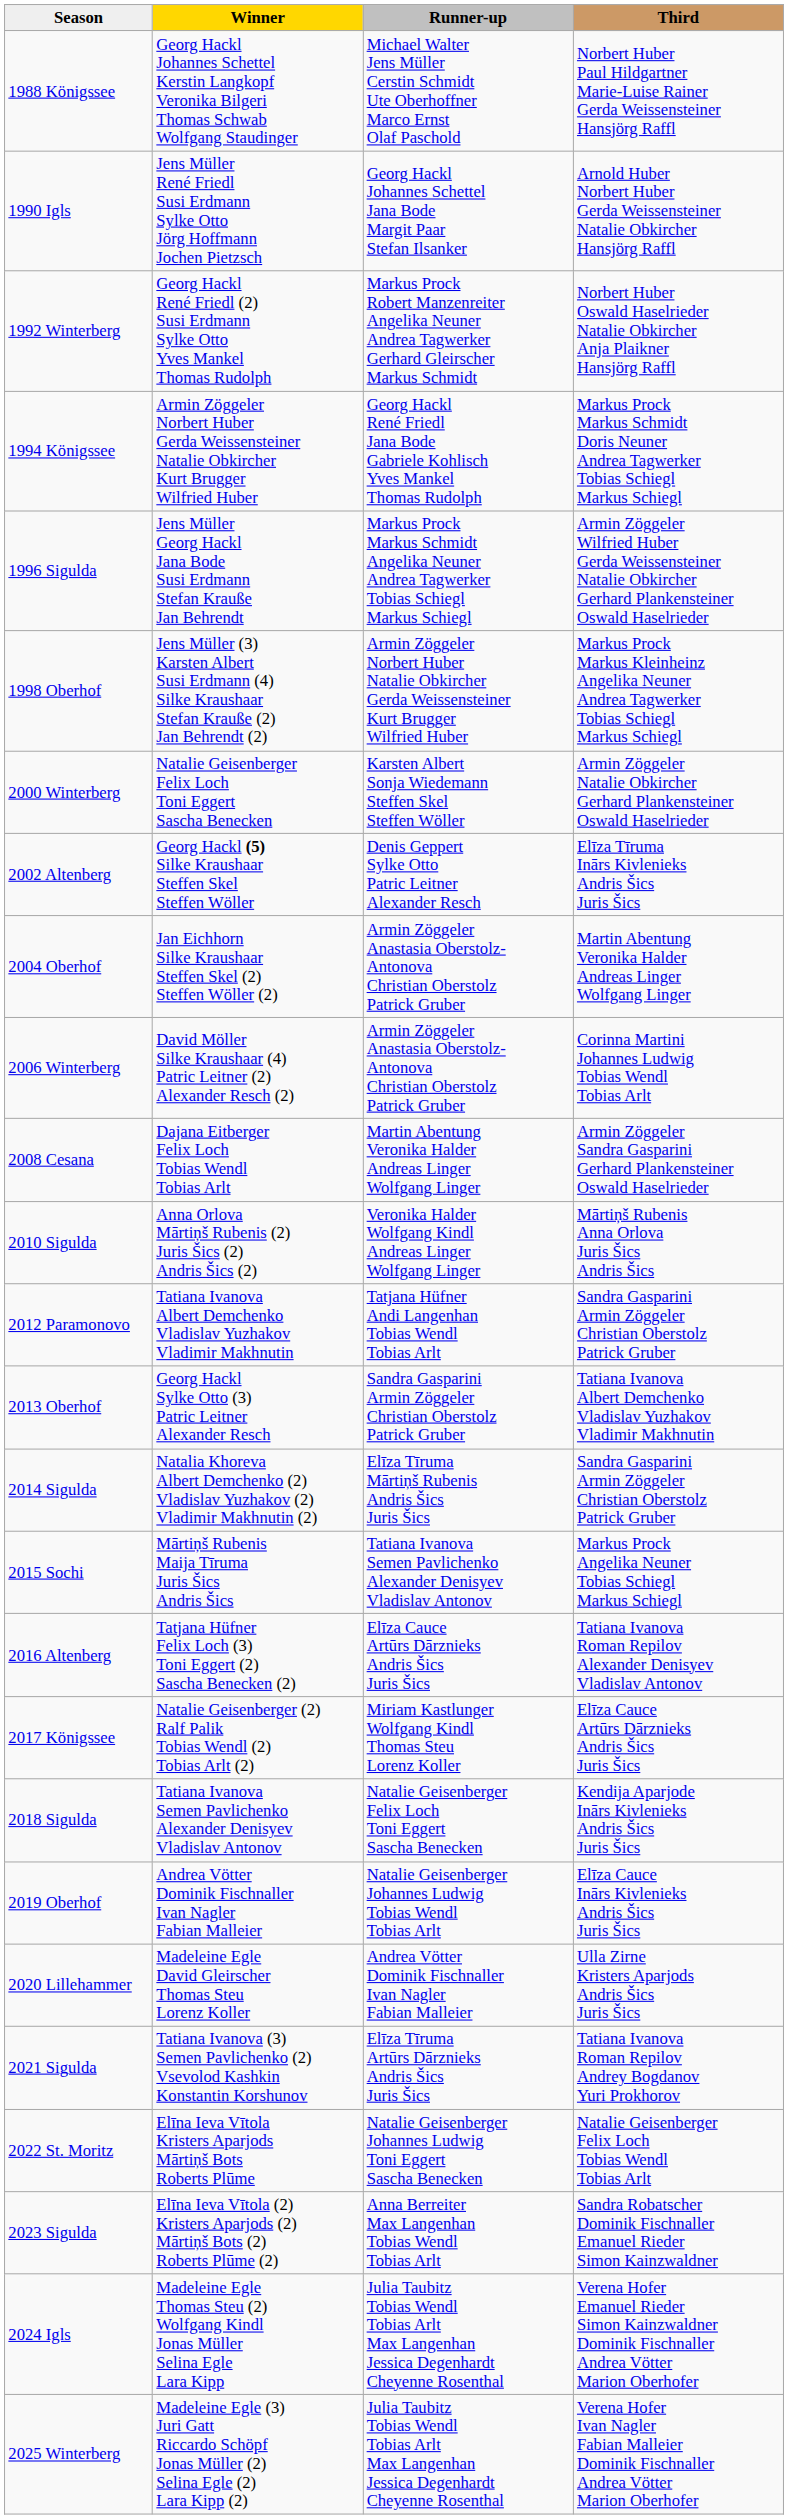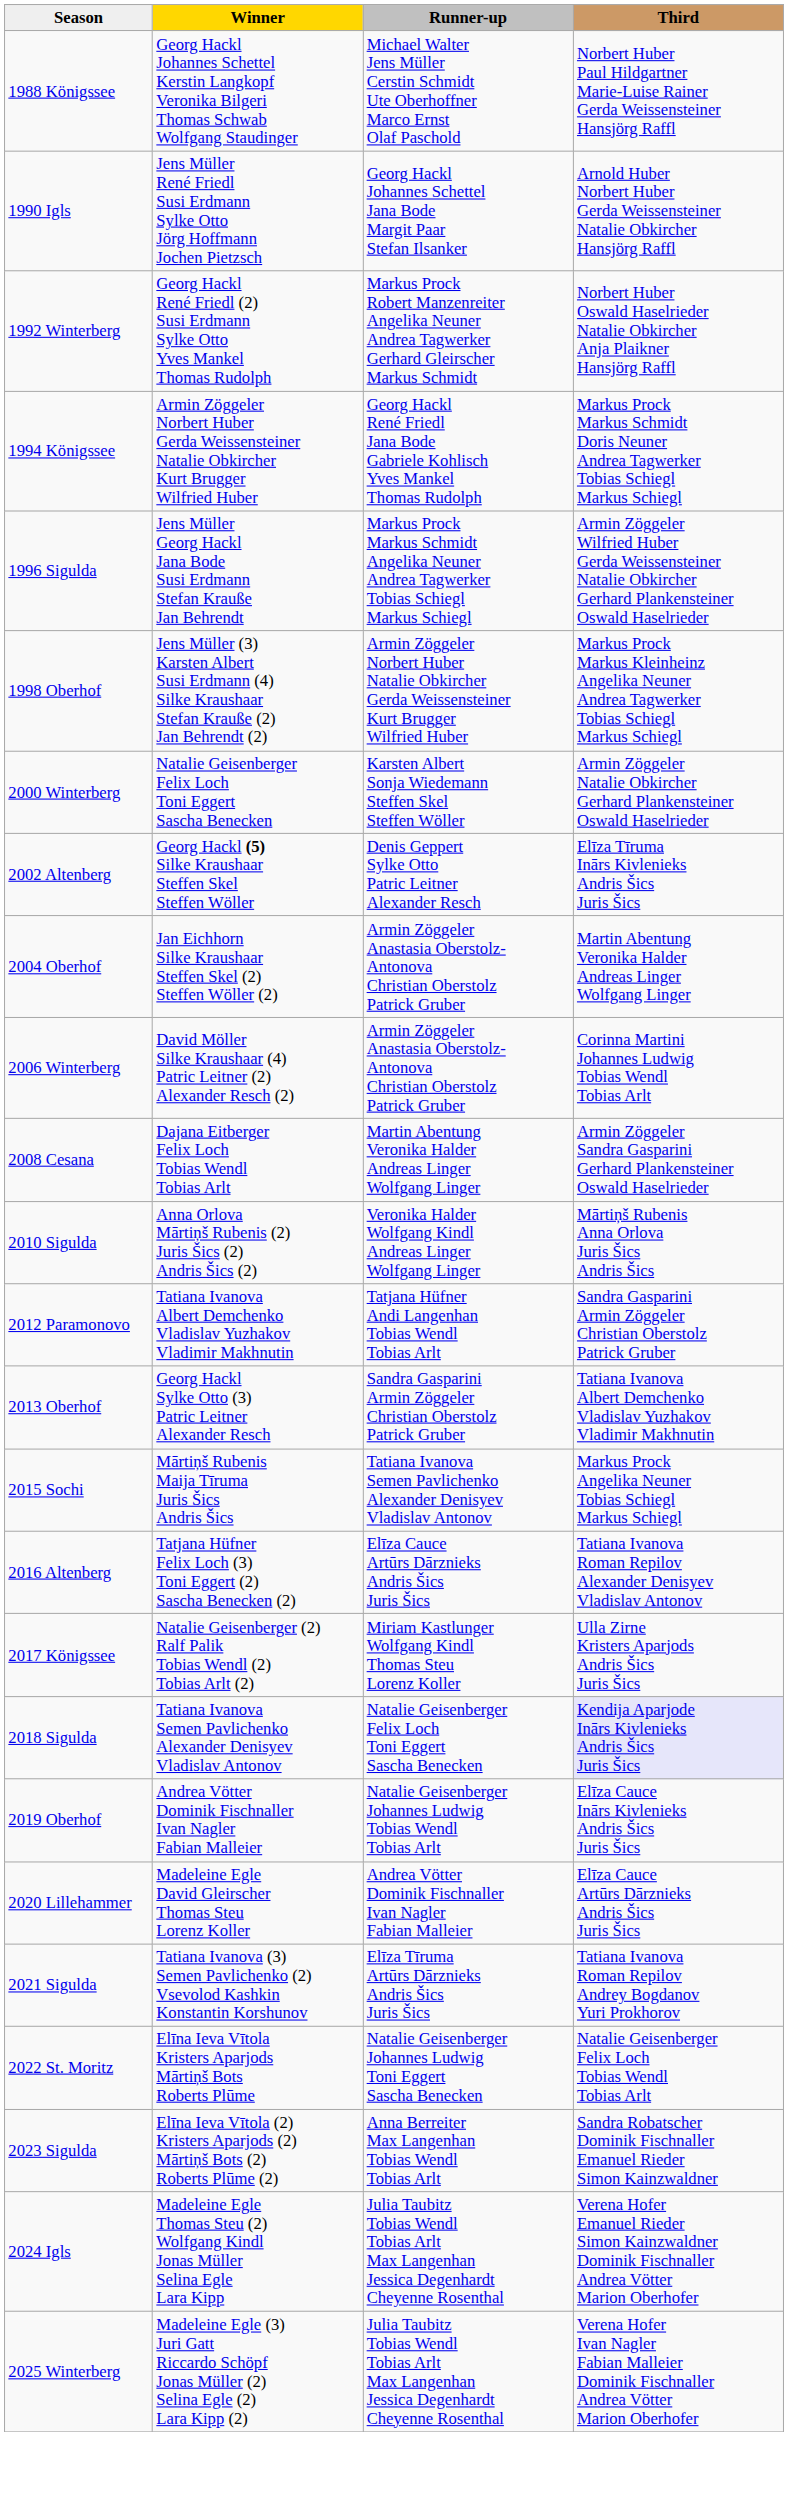- row: (52, 1489)
(634, 1737) Elīza Cauce Artūrs Dārznieks Andris Šics Juris Šics -> (635, 1655) Ulla Zirne Kristers Aparjods Andris Šics Juris Šics
(636, 1820) no background -> (636, 1737) lavender background
(635, 1985) Ulla Zirne Kristers Aparjods Andris Šics Juris Šics -> (634, 1902) Elīza Cauce Artūrs Dārznieks Andris Šics Juris Šics
